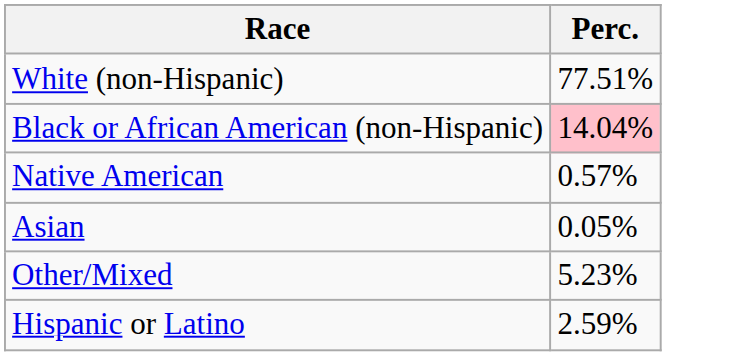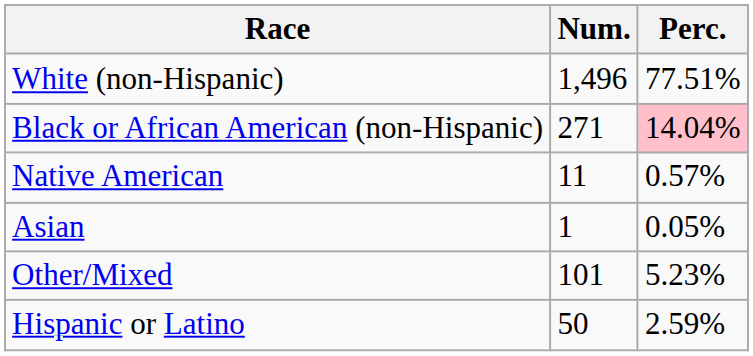+ column: (594, 29)
